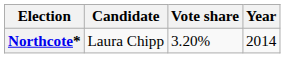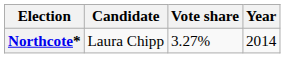(191, 40) 3.20% -> (191, 40) 3.27%
